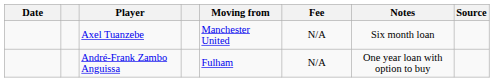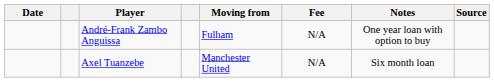rows swapped: (124, 63) <-> (113, 35)
